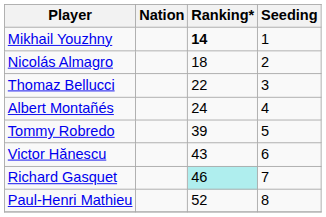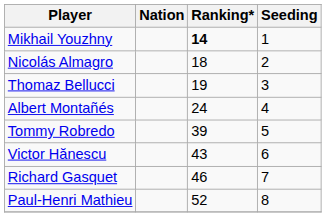(199, 85) 22 -> (199, 85) 19
(199, 177) paleturquoise background -> (199, 177) no background
